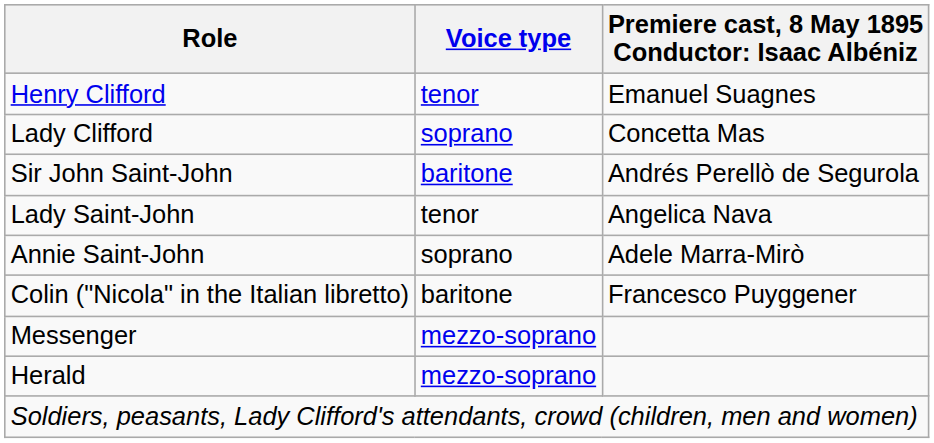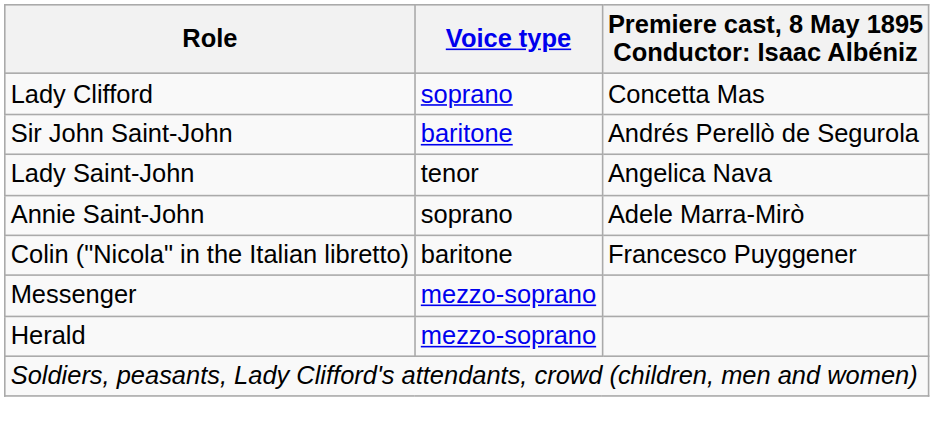- row: (88, 93)
